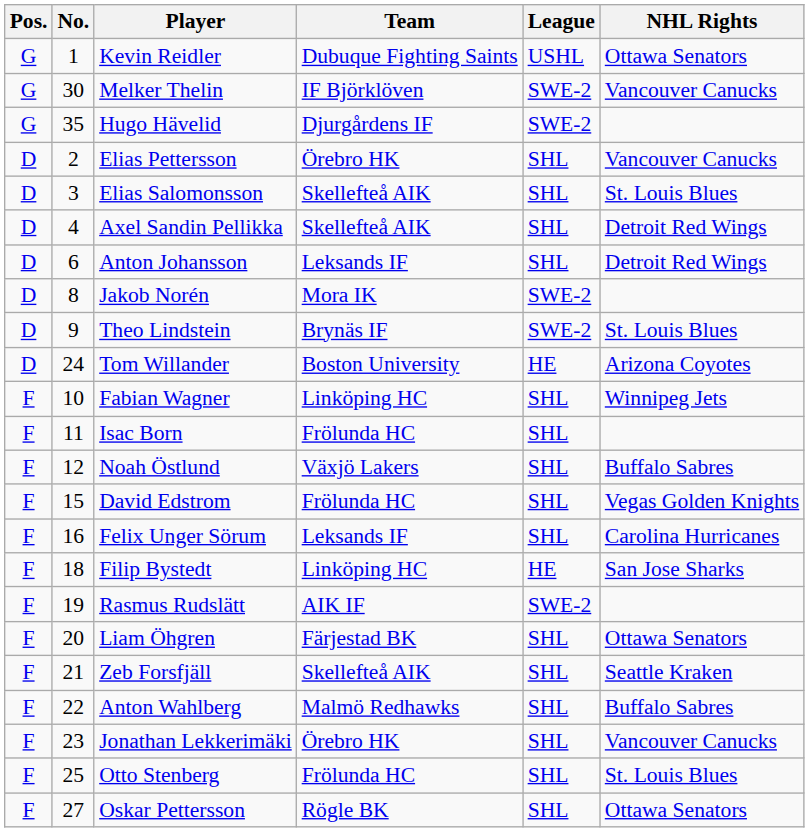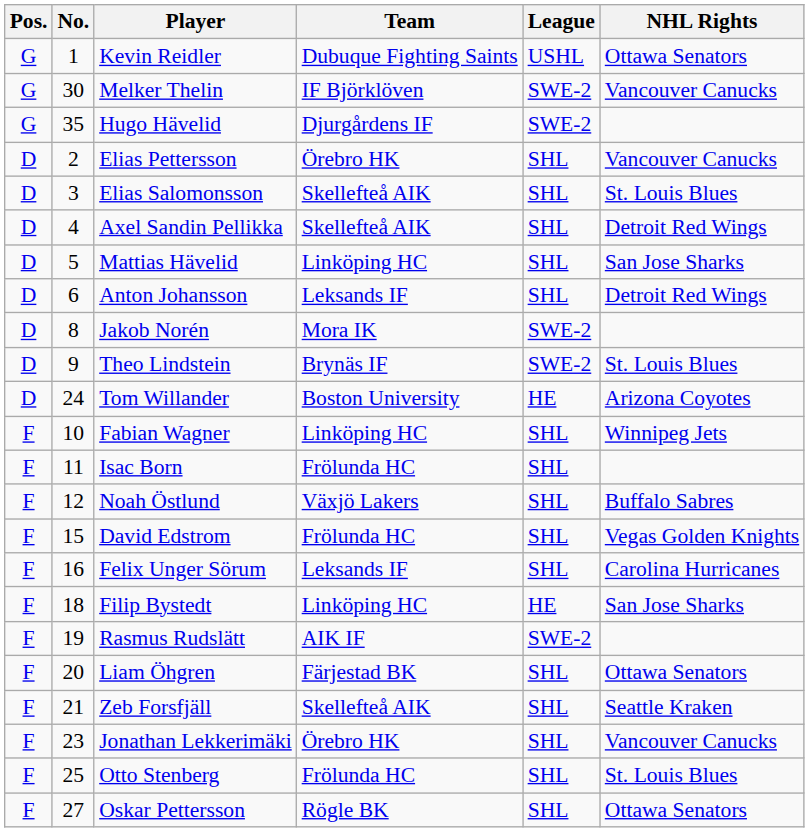+ row: (168, 261)
- row: (170, 706)
